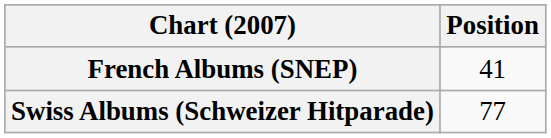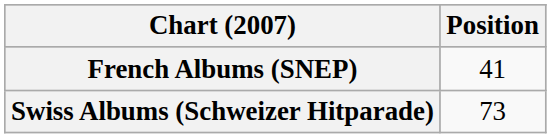(493, 111) 77 -> (493, 111) 73
